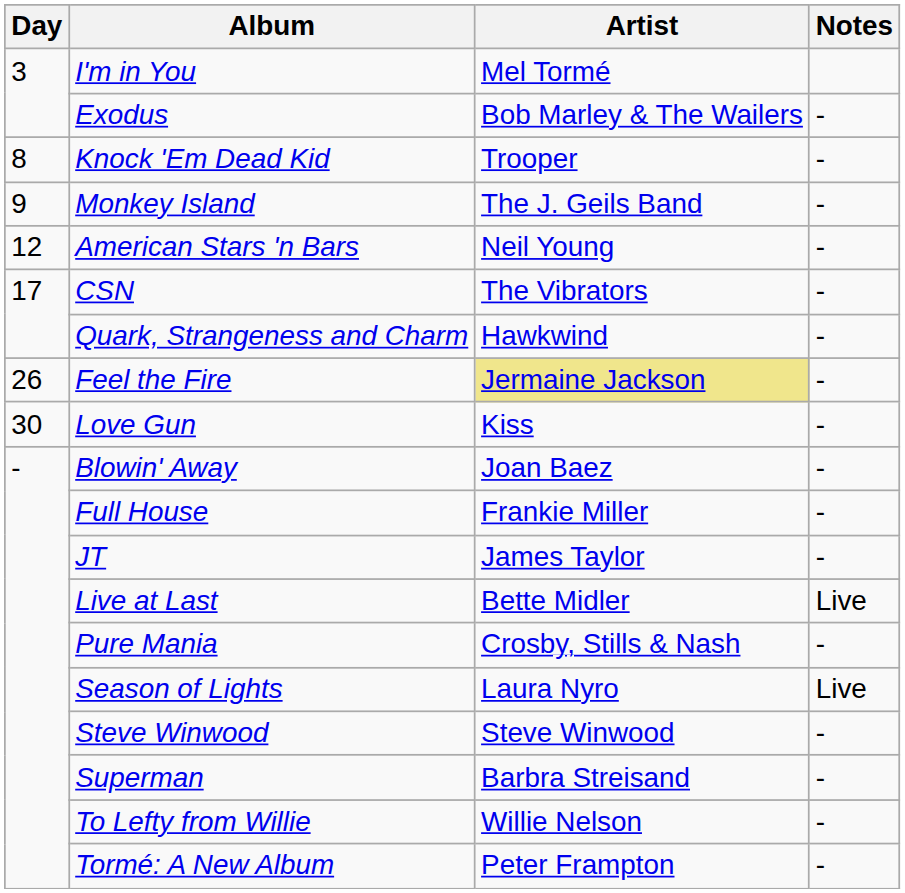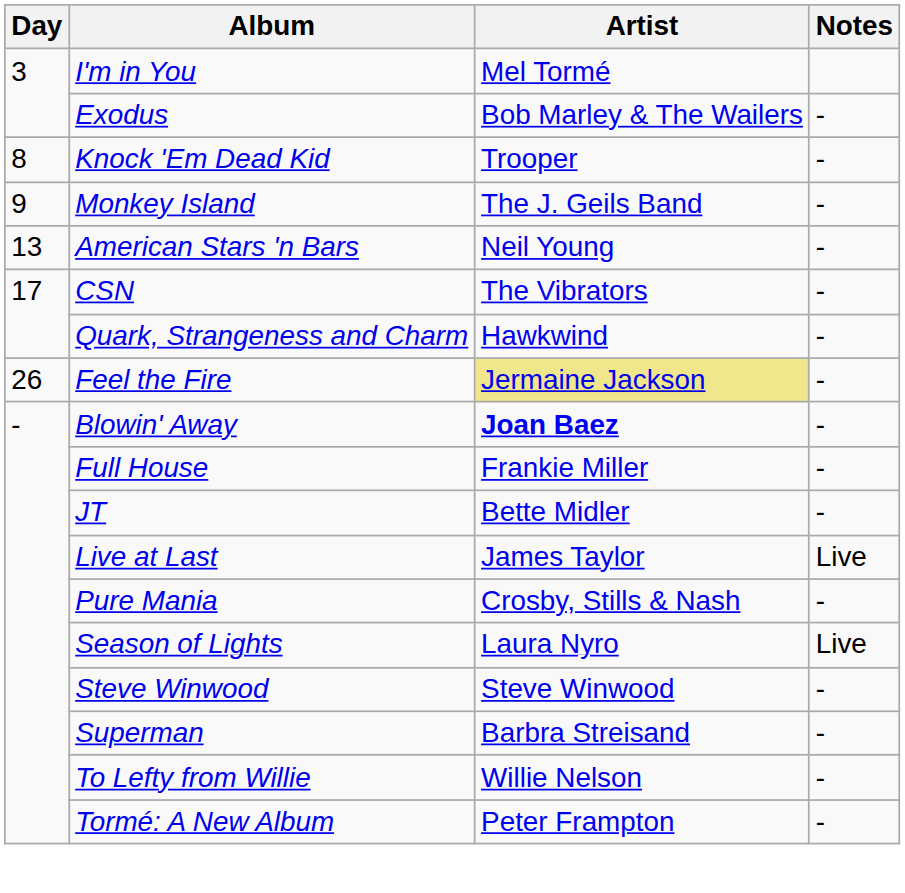(27, 247) 12 -> (27, 247) 13
- row: (136, 423)
(547, 468) normal -> (550, 423) bold
(563, 556) James Taylor -> (555, 512) Bette Midler
(555, 600) Bette Midler -> (563, 556) James Taylor
